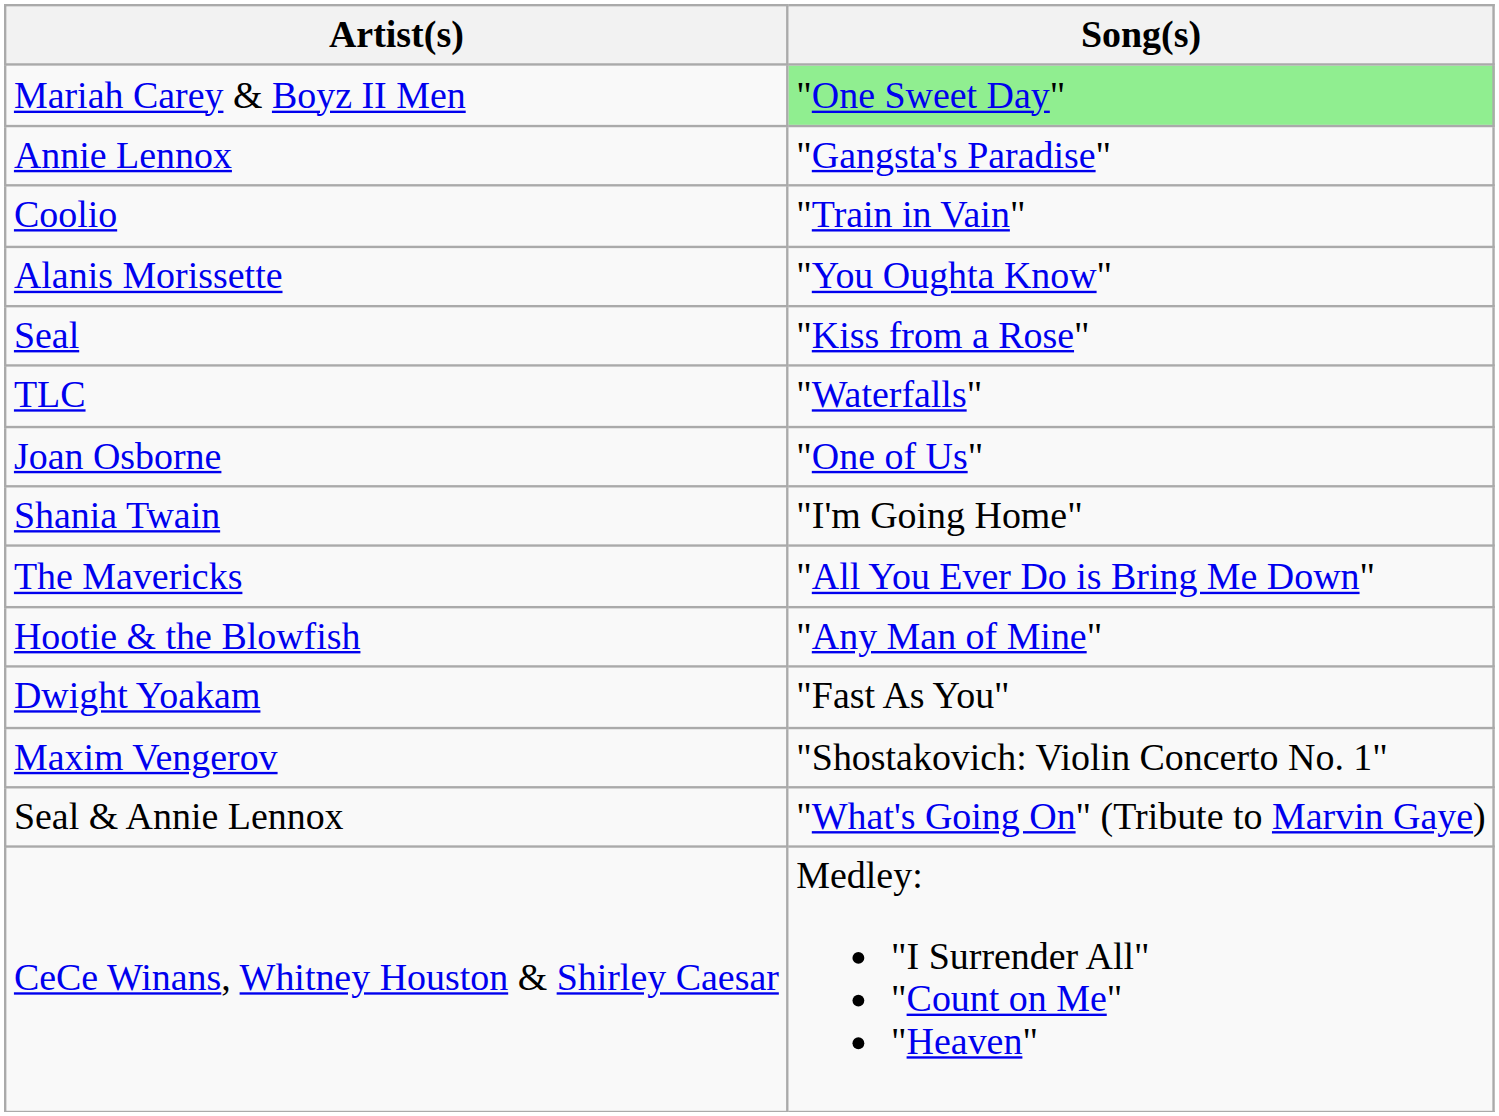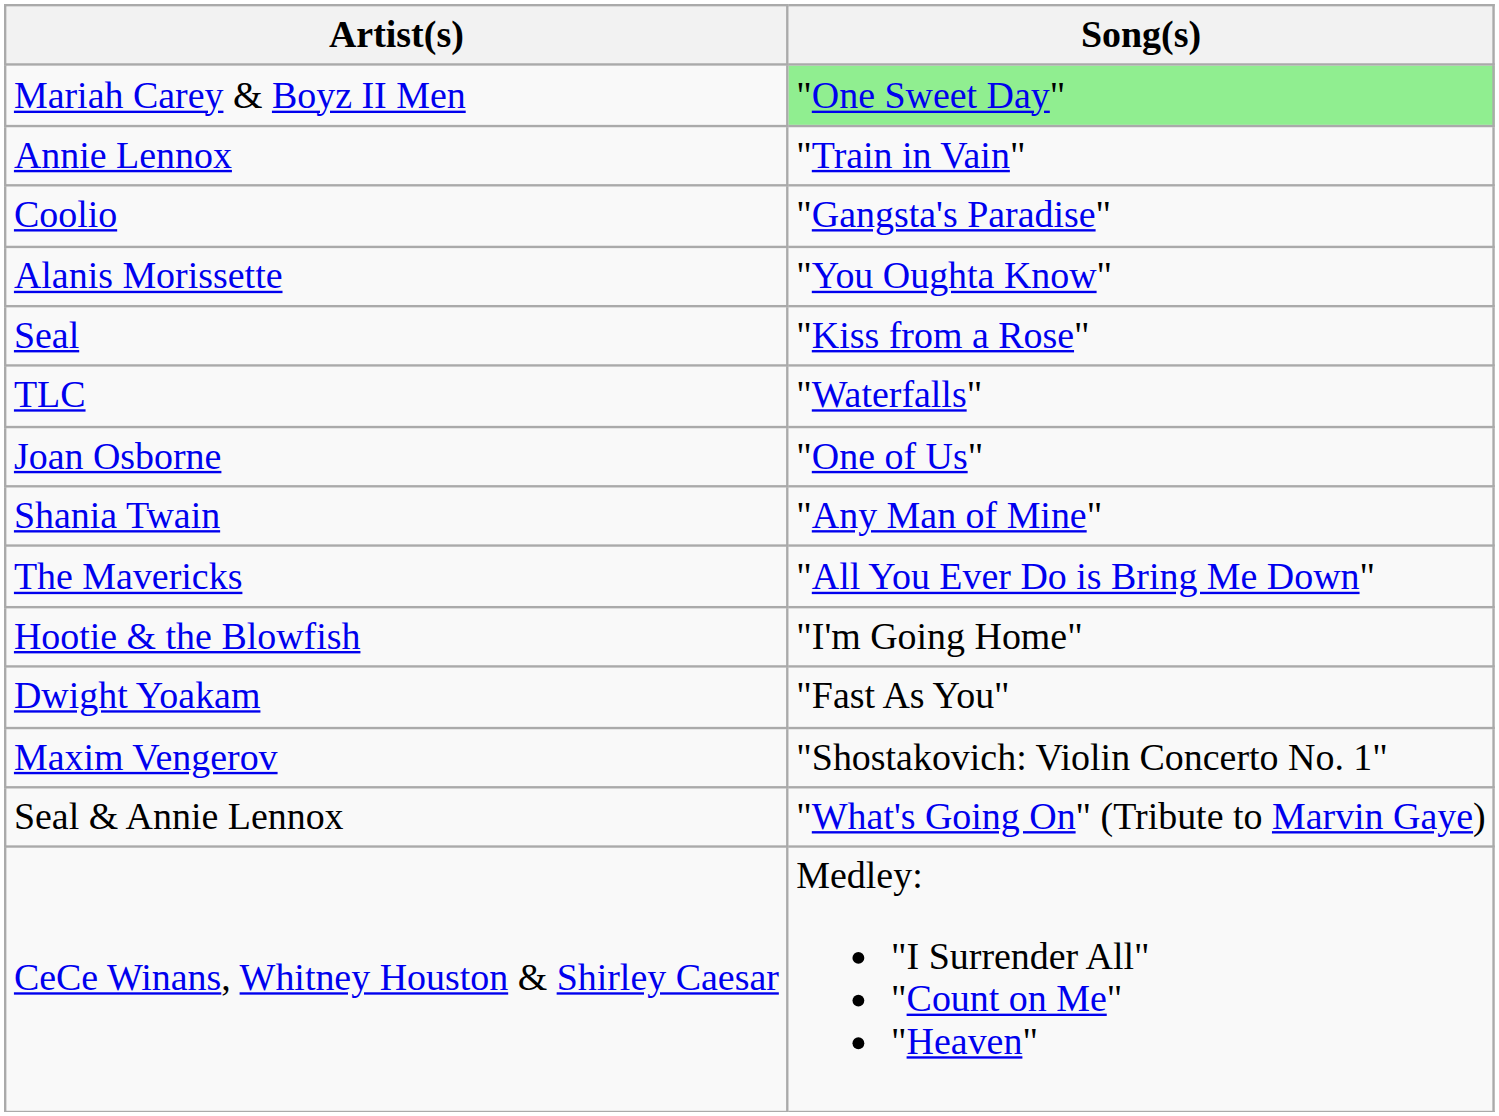(954, 154) "Gangsta's Paradise" -> (911, 154) "Train in Vain"
(911, 214) "Train in Vain" -> (954, 214) "Gangsta's Paradise"
(940, 515) "I'm Going Home" -> (949, 515) "Any Man of Mine"
(949, 635) "Any Man of Mine" -> (940, 635) "I'm Going Home"
